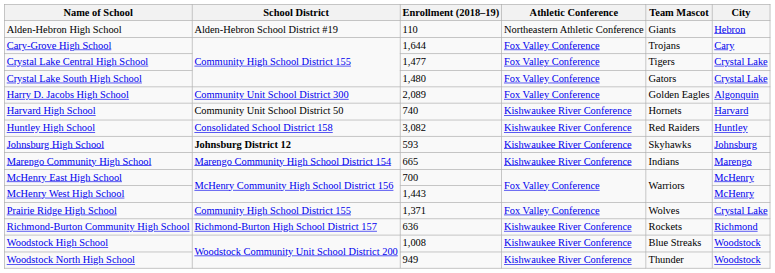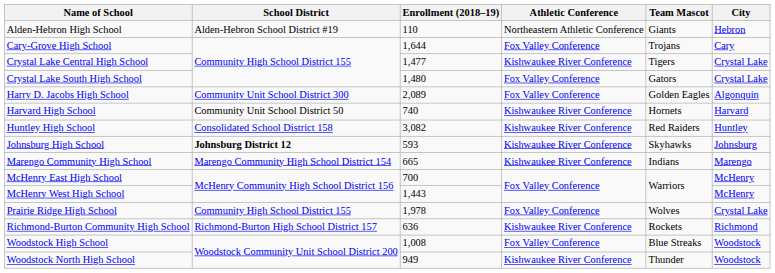(552, 62) Fox Valley Conference -> (568, 62) Kishwaukee River Conference
(414, 210) 1,371 -> (414, 210) 1,978
(568, 243) Kishwaukee River Conference -> (552, 243) Fox Valley Conference
